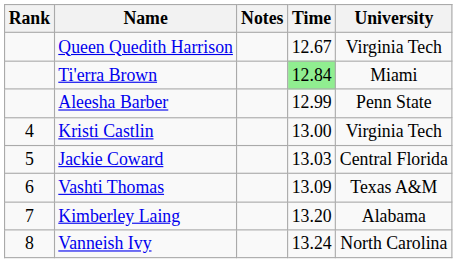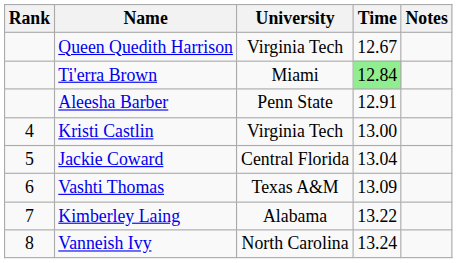columns swapped: (394, 18) <-> (262, 18)
(312, 103) 12.99 -> (377, 103) 12.91
(312, 159) 13.03 -> (377, 159) 13.04
(312, 215) 13.20 -> (377, 215) 13.22
